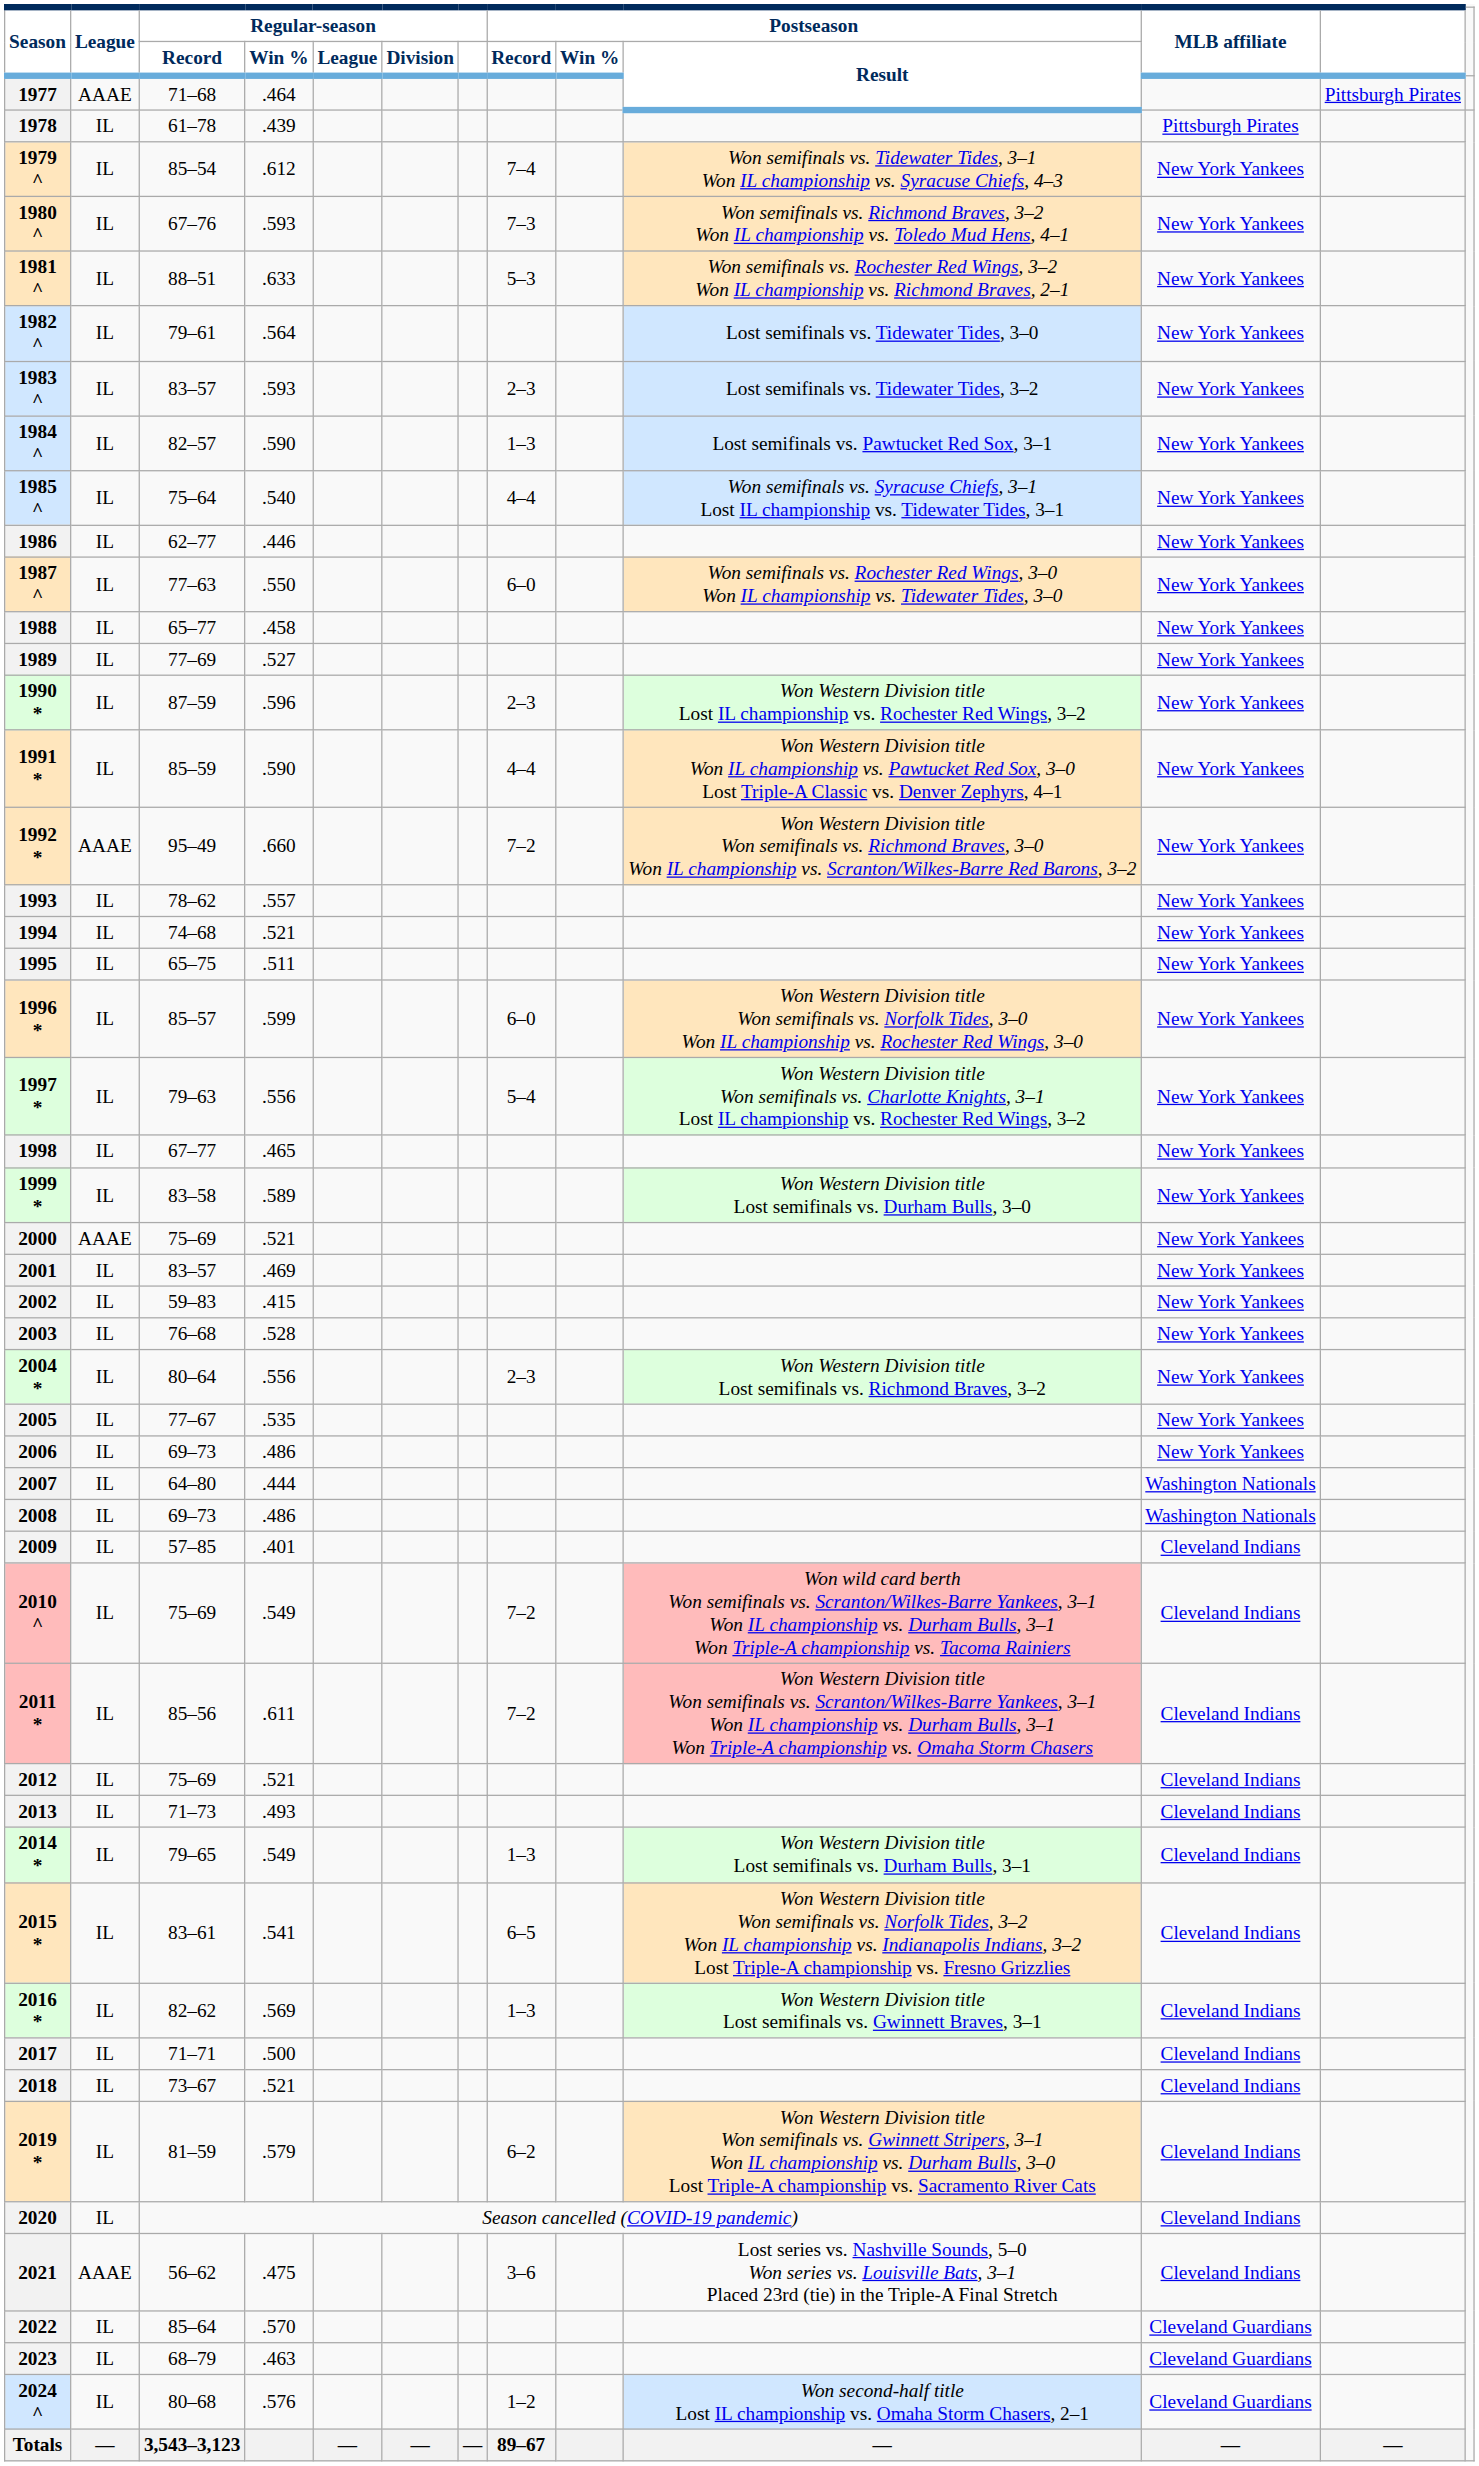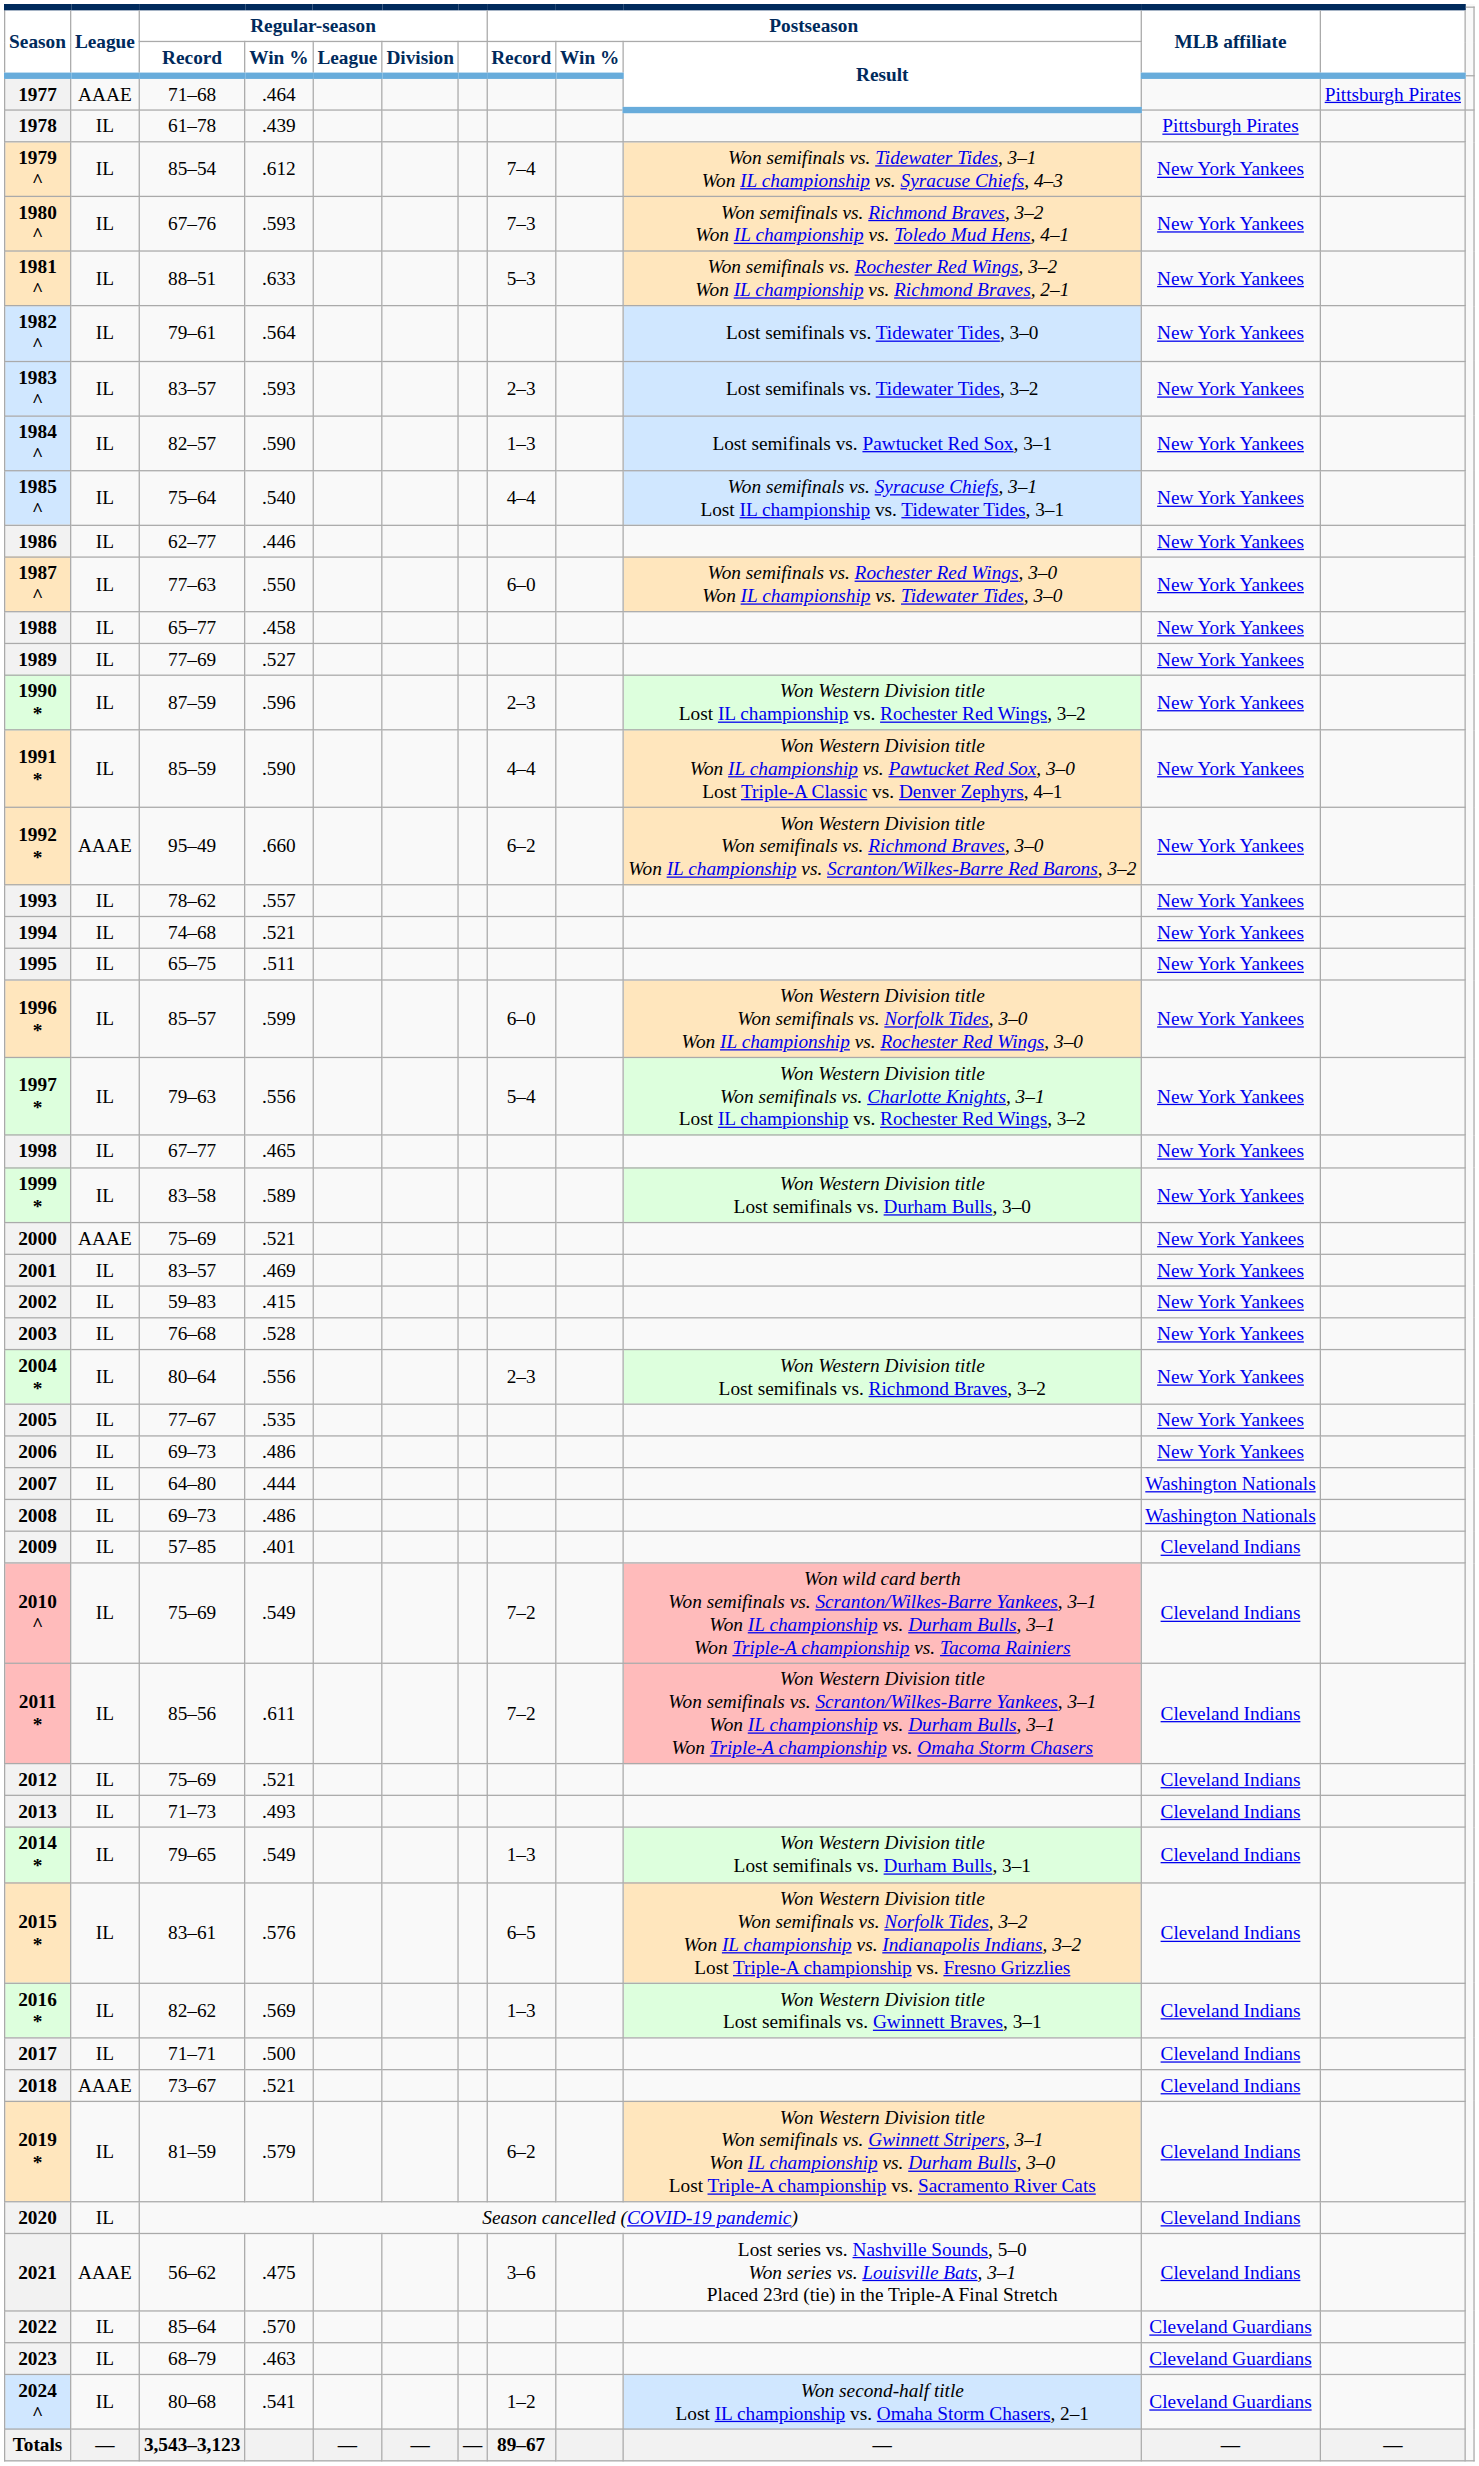(521, 846) 7–2 -> (521, 846) 6–2
(279, 1932) .541 -> (279, 1932) .576
(105, 2085) IL -> (105, 2085) AAAE
(279, 2401) .576 -> (279, 2401) .541
